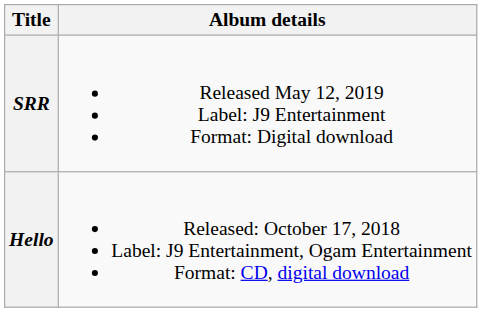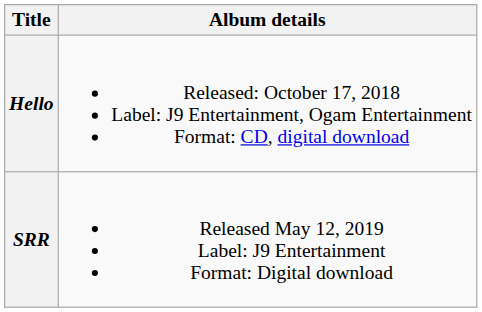rows swapped: (31, 239) <-> (31, 103)
